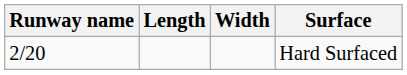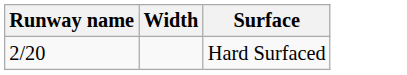- column: (174, 20)
